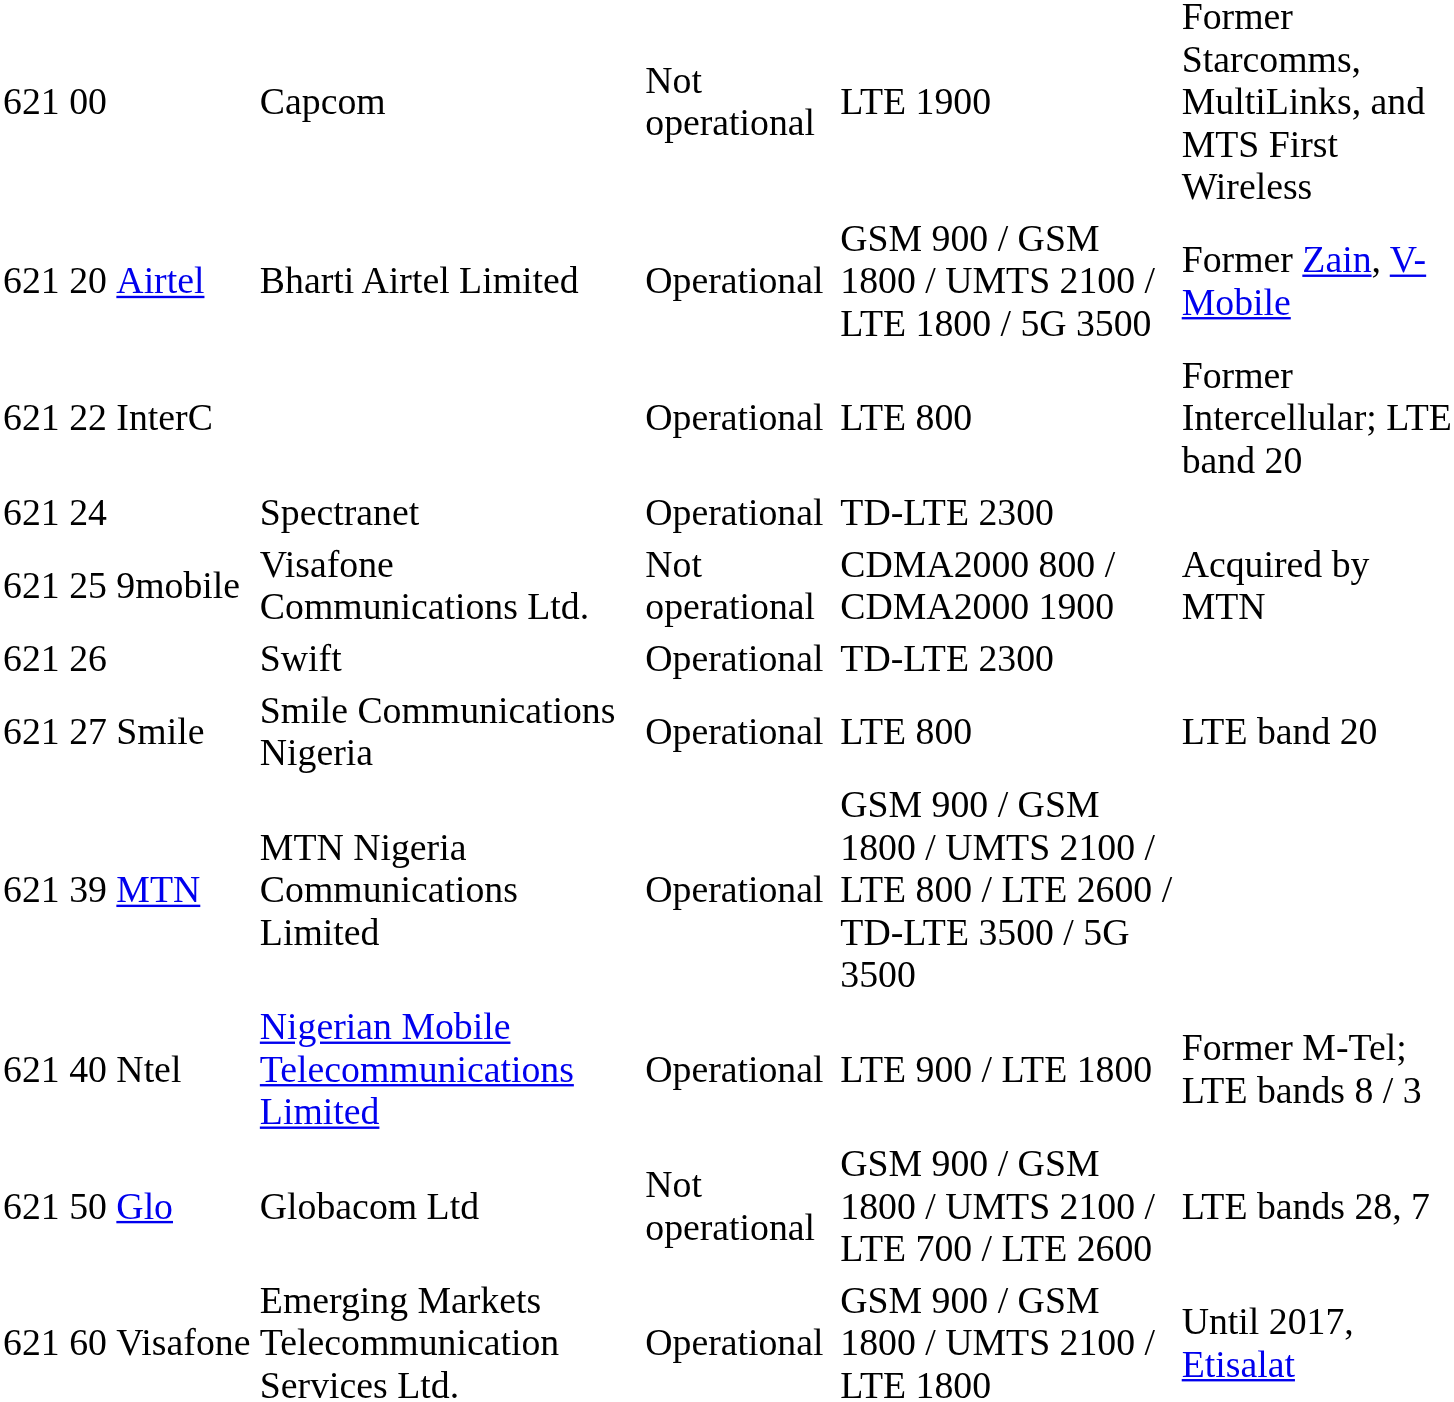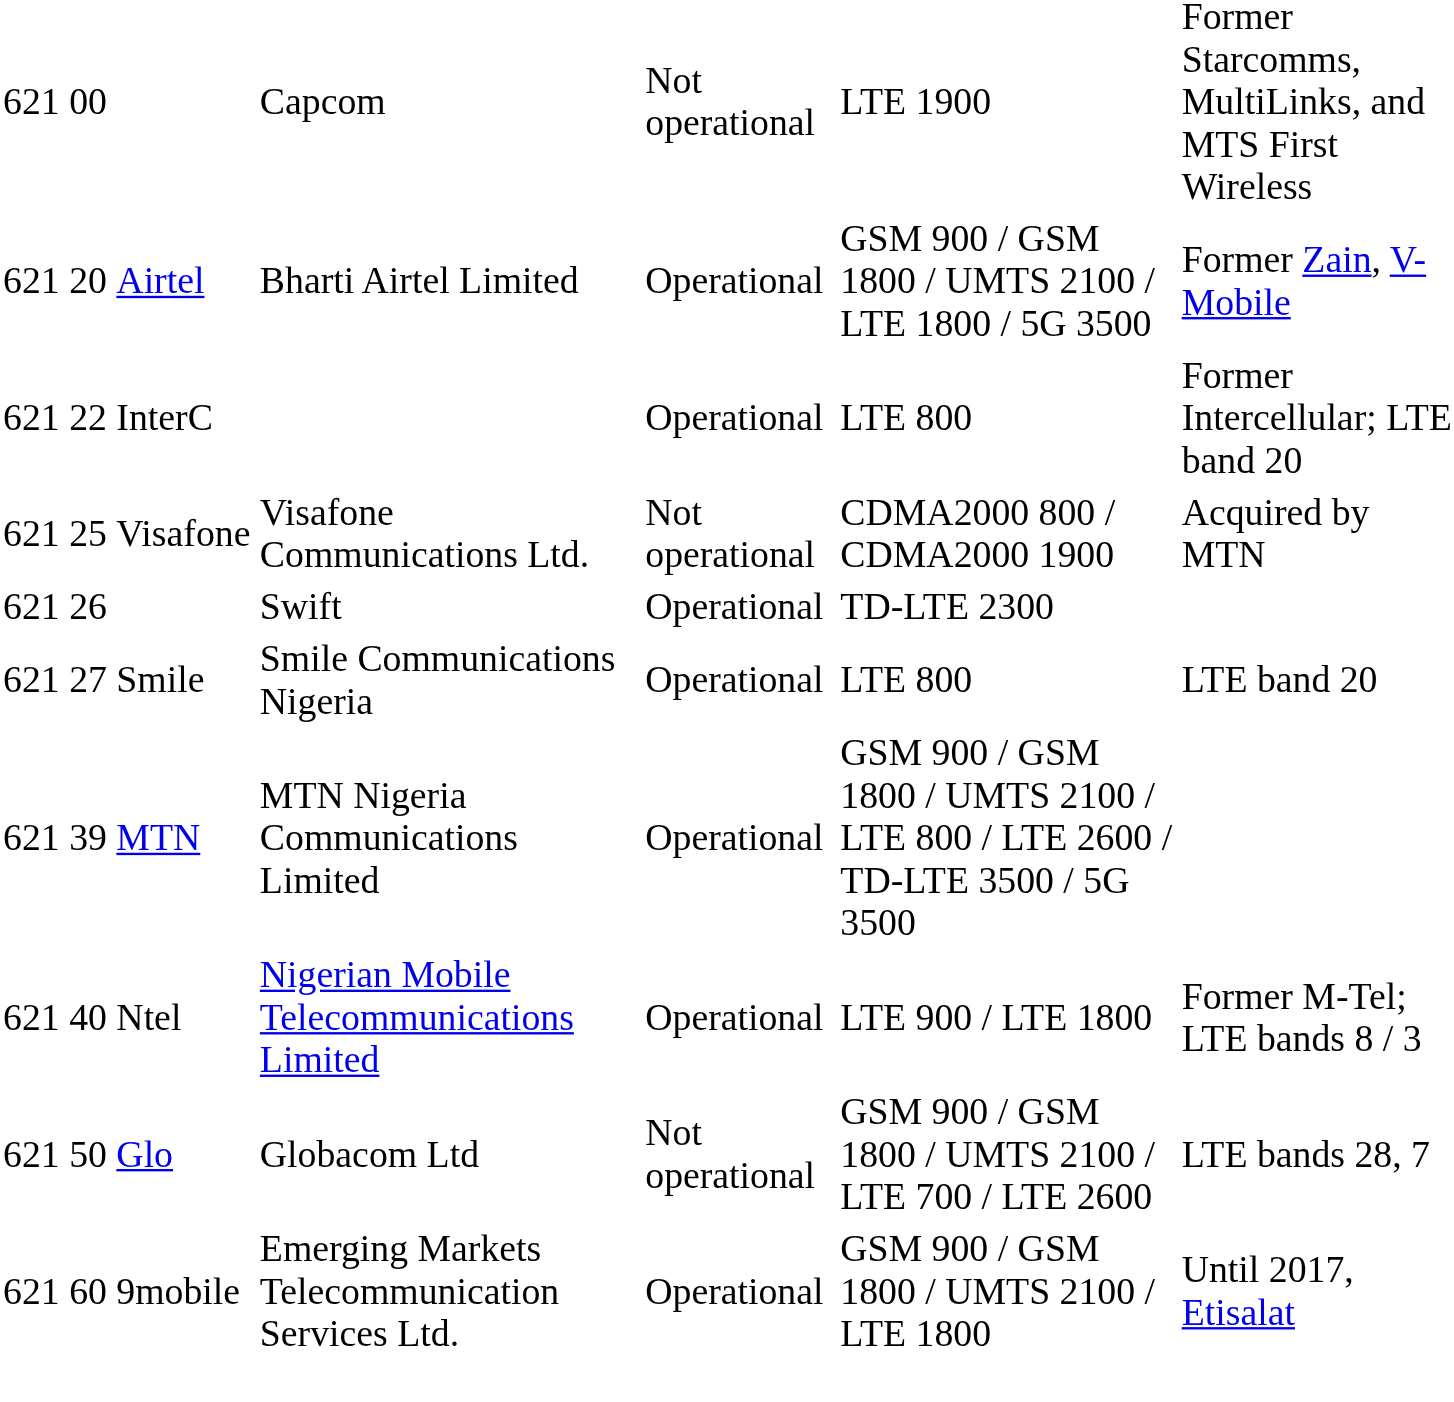- row: (340, 512)
(178, 585) 9mobile -> (183, 533) Visafone
(183, 1342) Visafone -> (178, 1291) 9mobile
